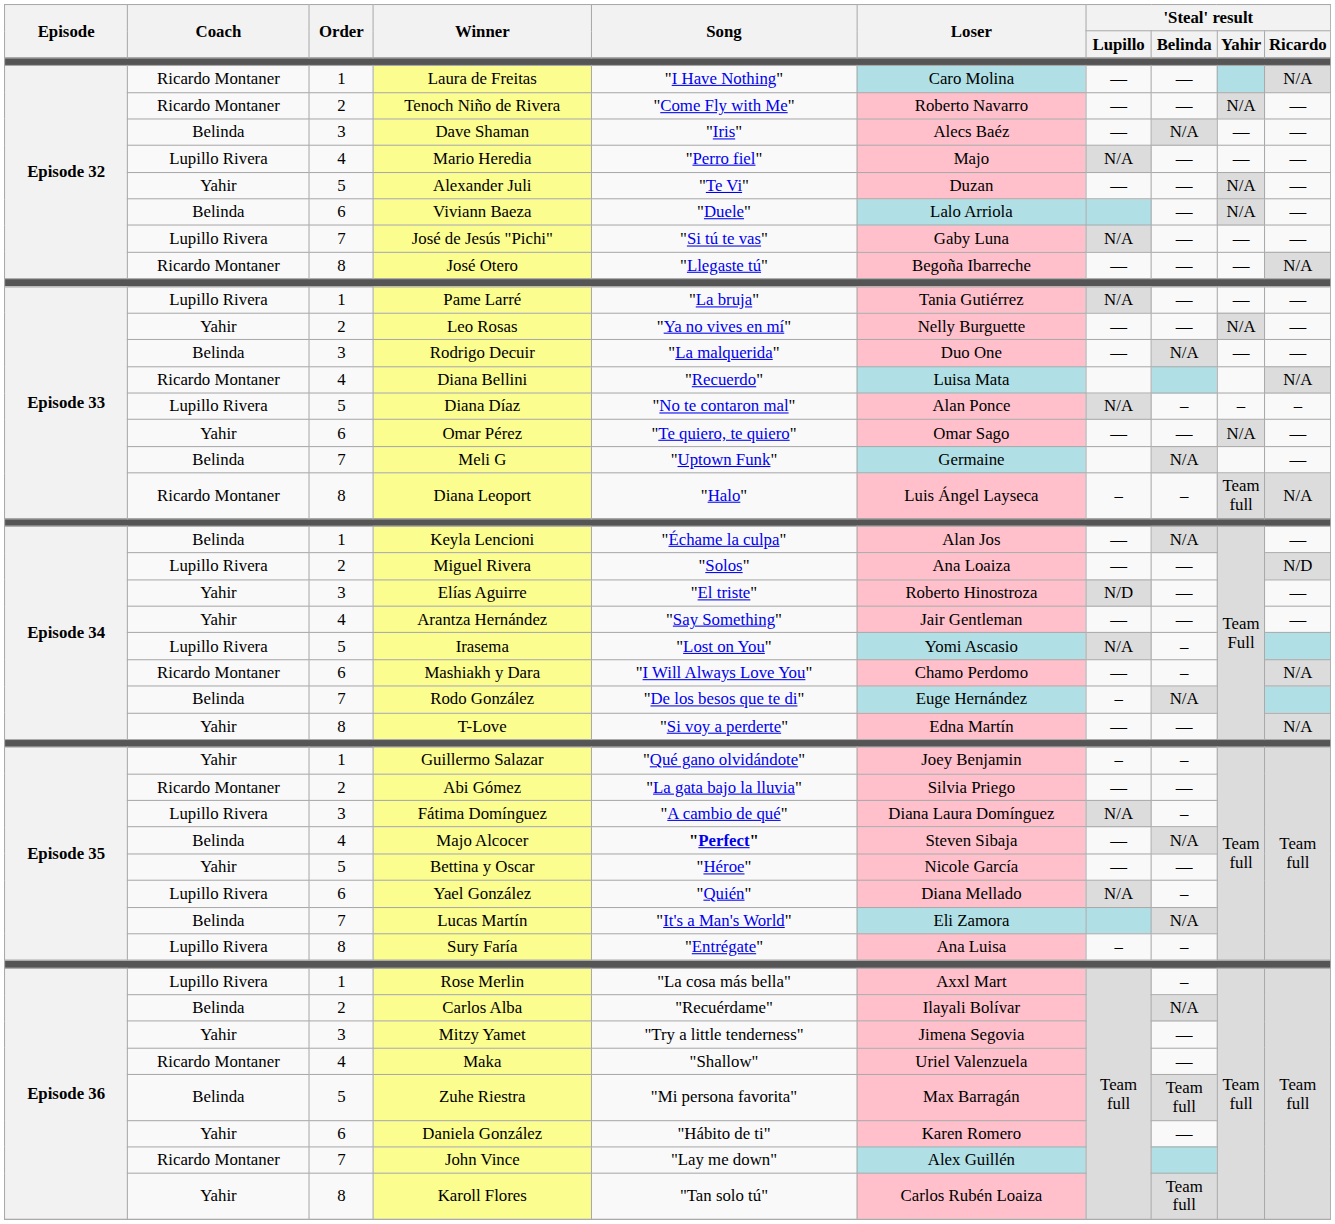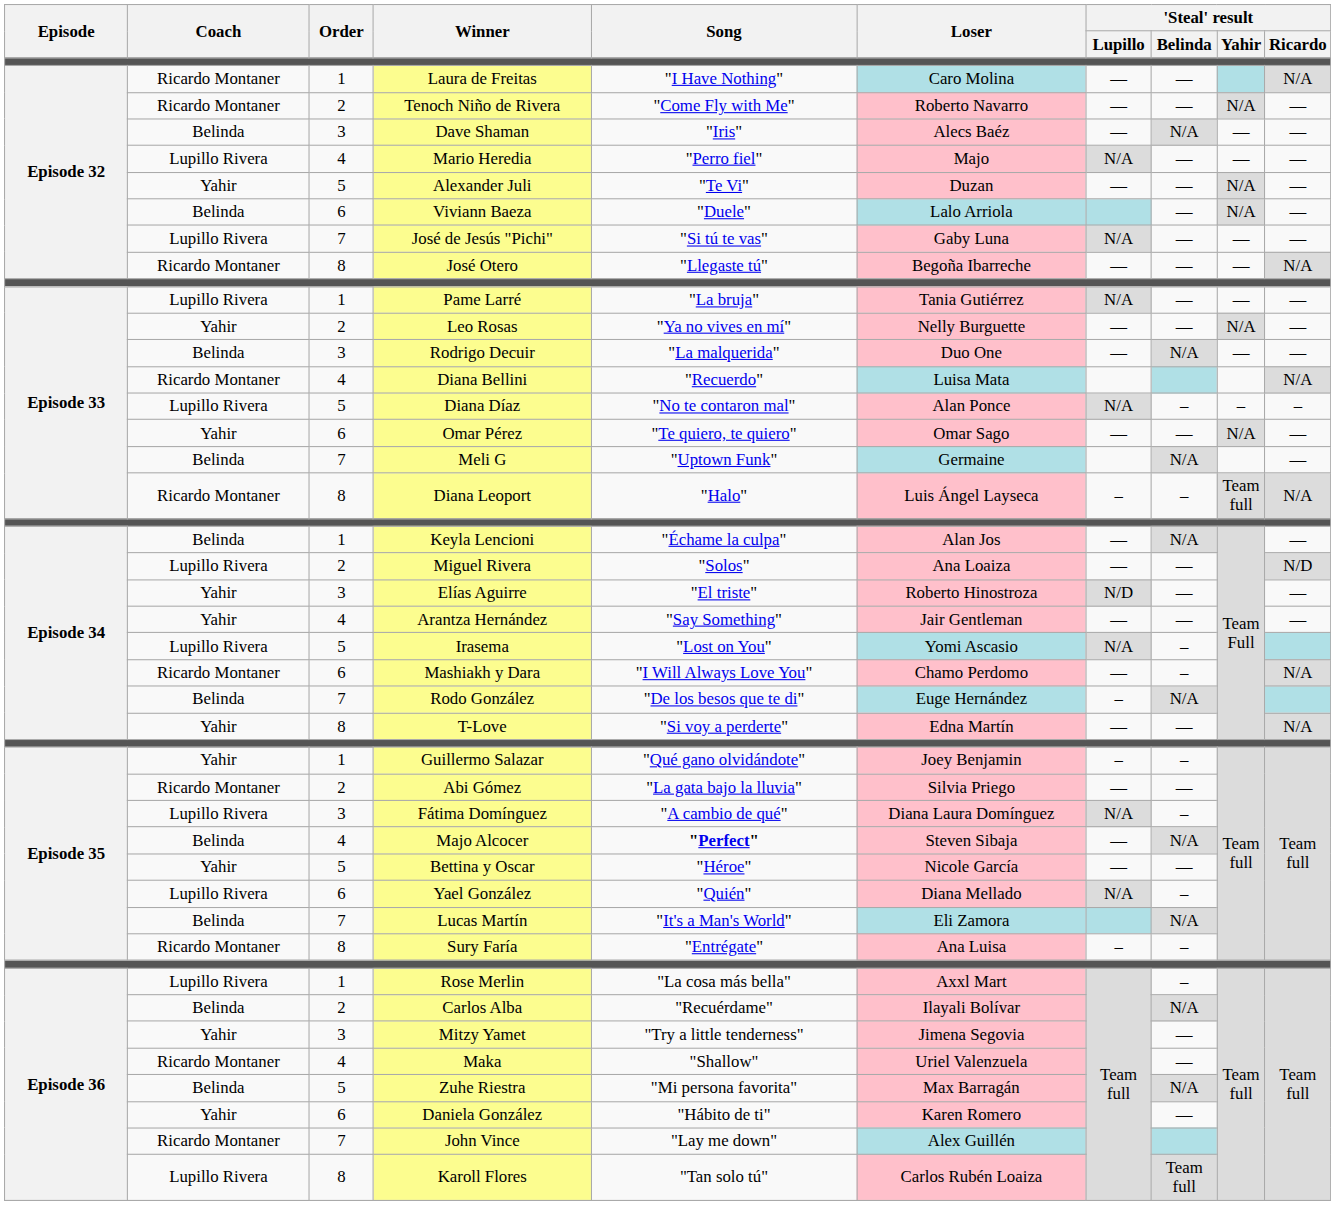(218, 946) Lupillo Rivera -> (218, 946) Ricardo Montaner
(1184, 1097) Team full -> (1184, 1087) N/A
(218, 1196) Yahir -> (218, 1177) Lupillo Rivera
